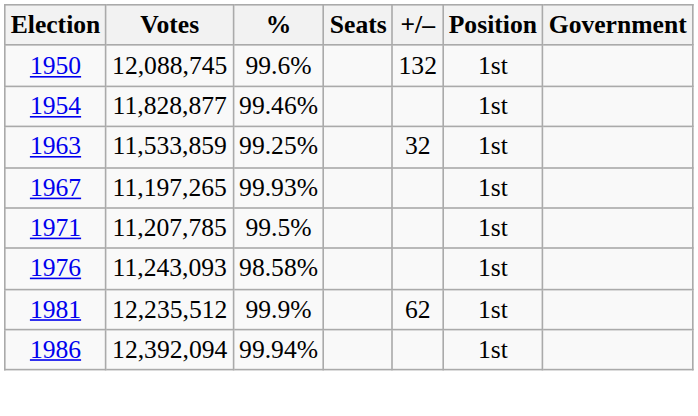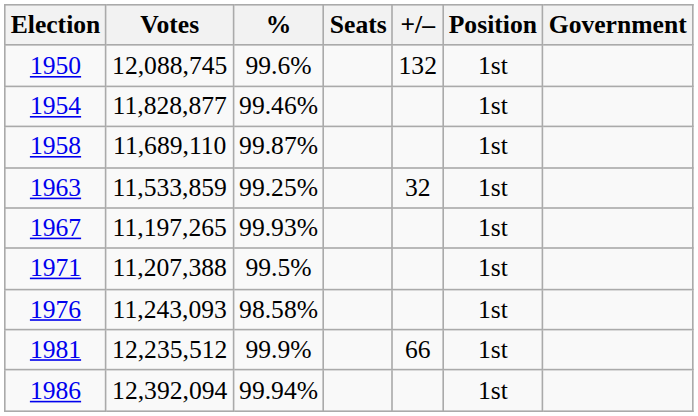+ row: (56, 146)
(170, 227) 11,207,785 -> (170, 268) 11,207,388
(418, 308) 62 -> (418, 349) 66
